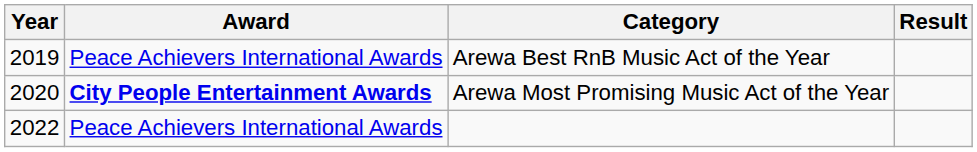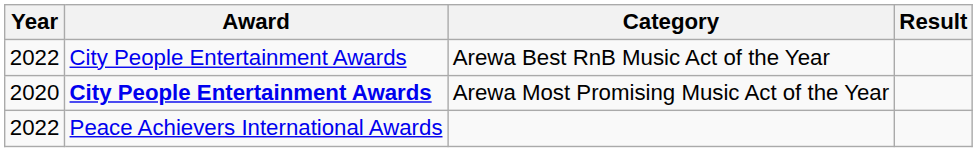(35, 57) 2019 -> (35, 57) 2022
(256, 57) Peace Achievers International Awards -> (238, 57) City People Entertainment Awards
